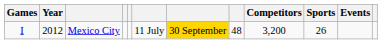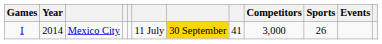(53, 30) 2012 -> (53, 30) 2014
(236, 30) 48 -> (236, 30) 41
(274, 30) 3,200 -> (274, 30) 3,000
